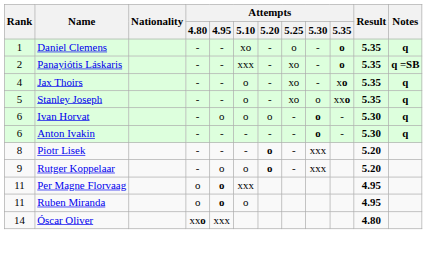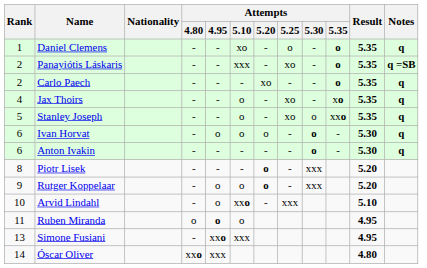+ row: (64, 82)
+ row: (68, 202)
- row: (82, 185)
+ row: (71, 237)
